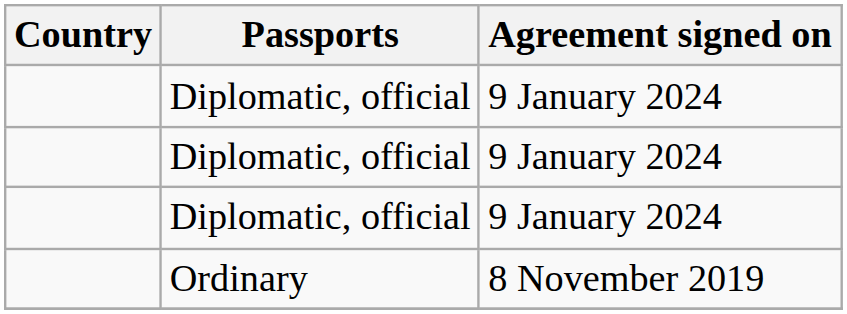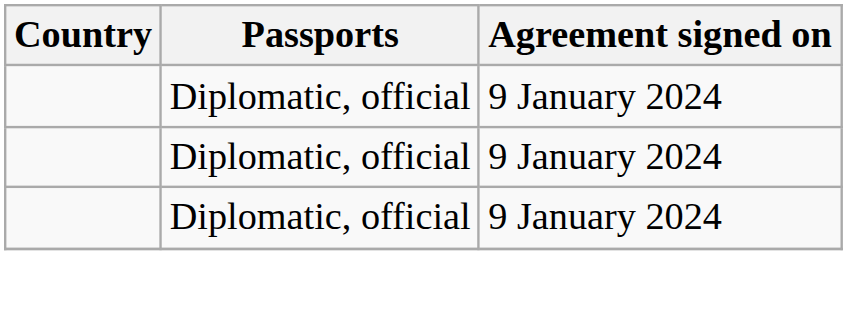- row: (239, 277)
